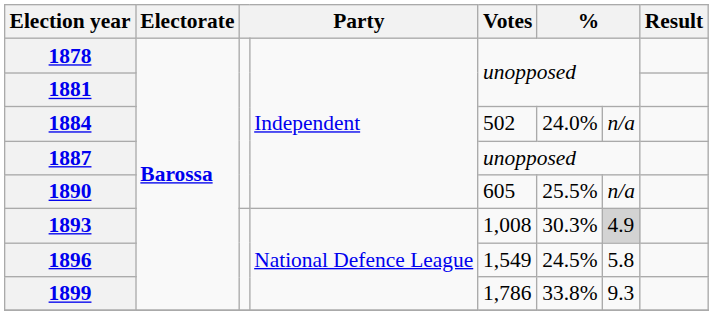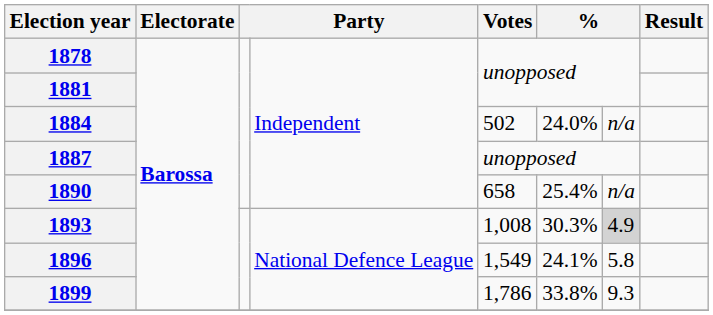(499, 191) 605 -> (499, 191) 658
(570, 191) 25.5% -> (570, 191) 25.4%
(570, 259) 24.5% -> (570, 259) 24.1%
